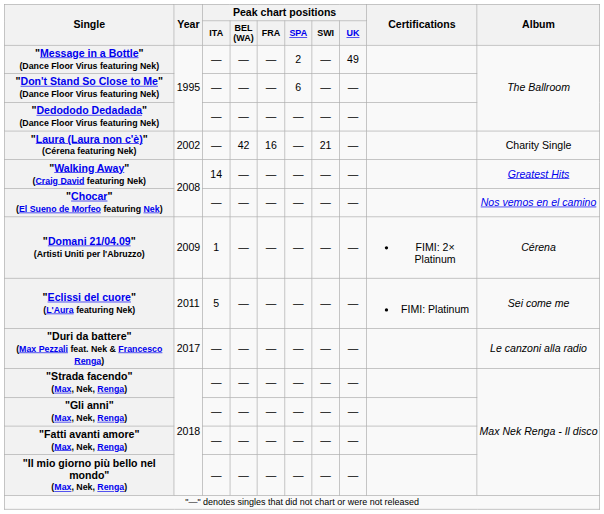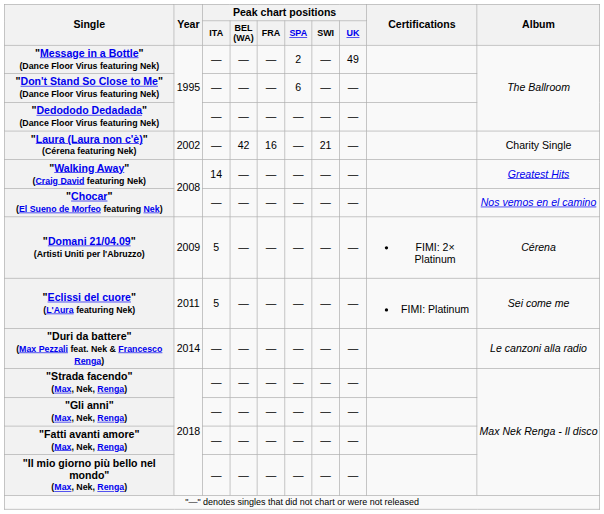(216, 247) 1 -> (216, 247) 5
(188, 348) 2017 -> (188, 348) 2014
